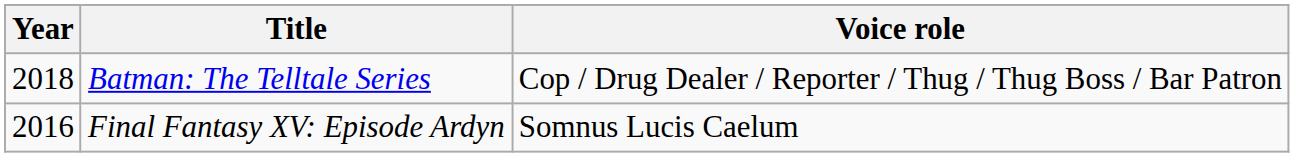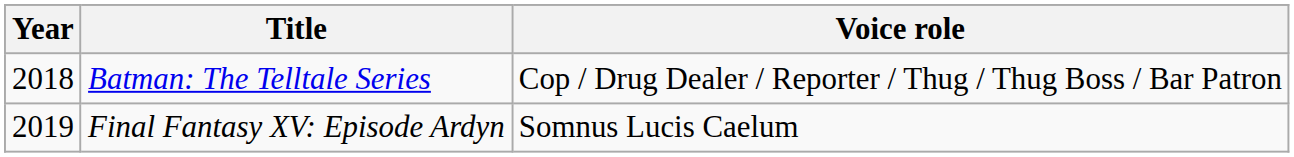(43, 126) 2016 -> (43, 126) 2019
